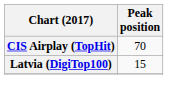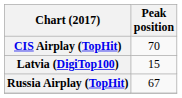+ row: (68, 83)
